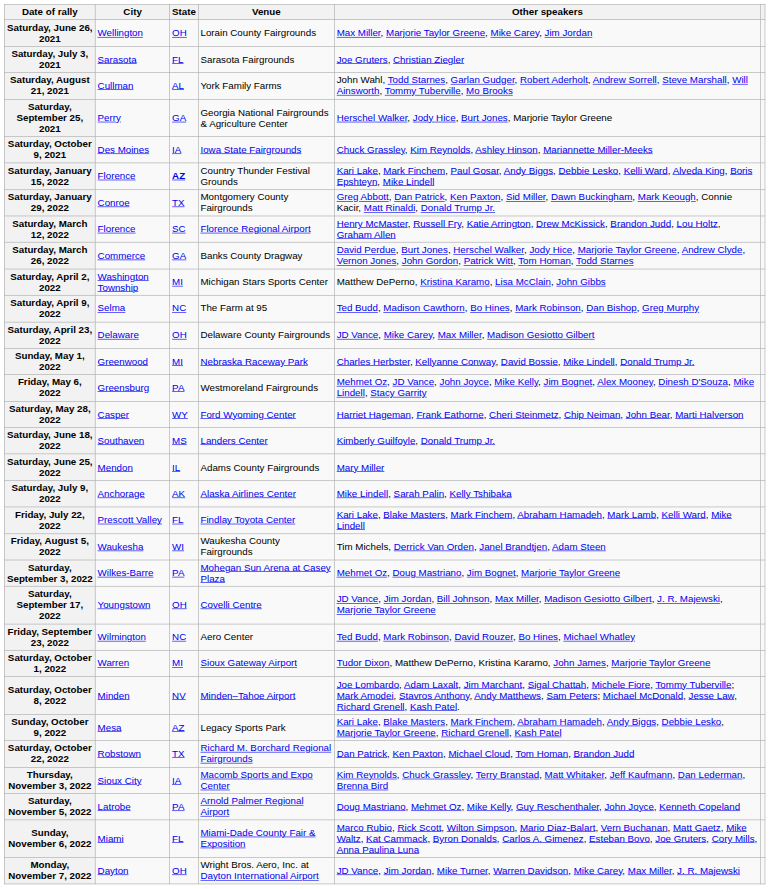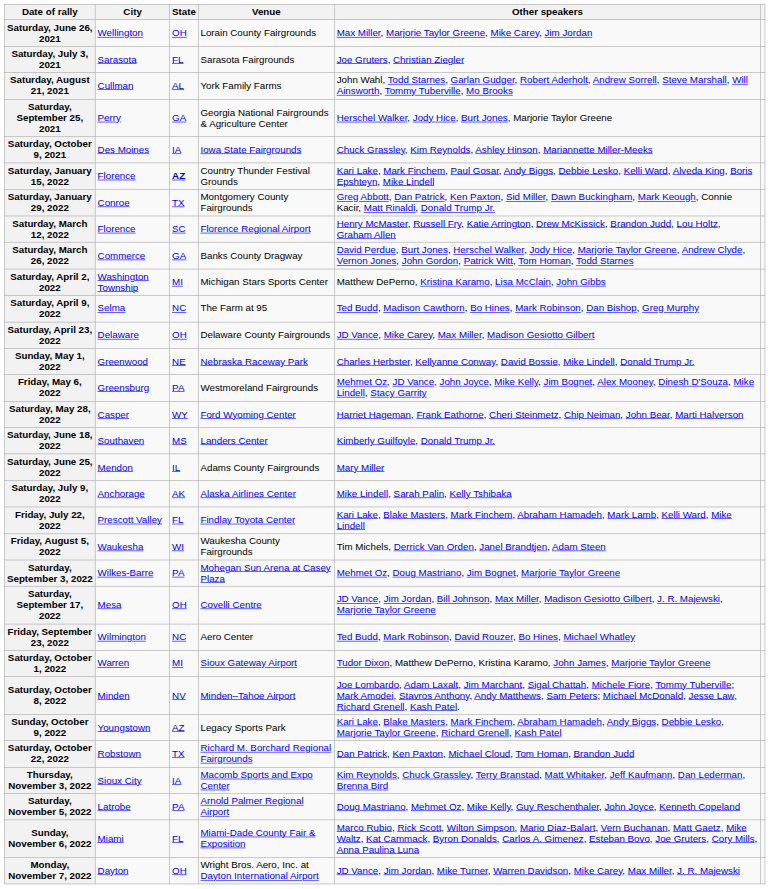(178, 361) MI -> (179, 361) NE
(124, 605) Youngstown -> (110, 605) Mesa
(110, 727) Mesa -> (124, 727) Youngstown
